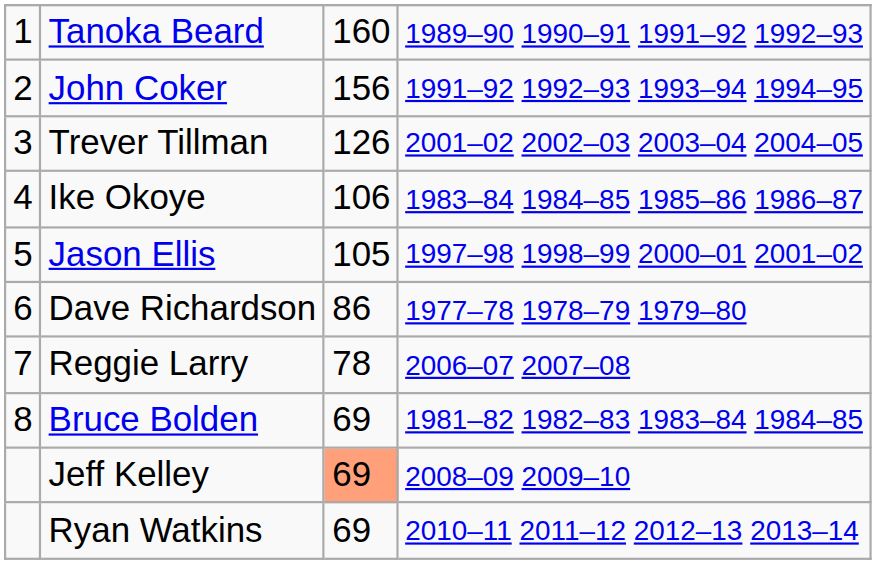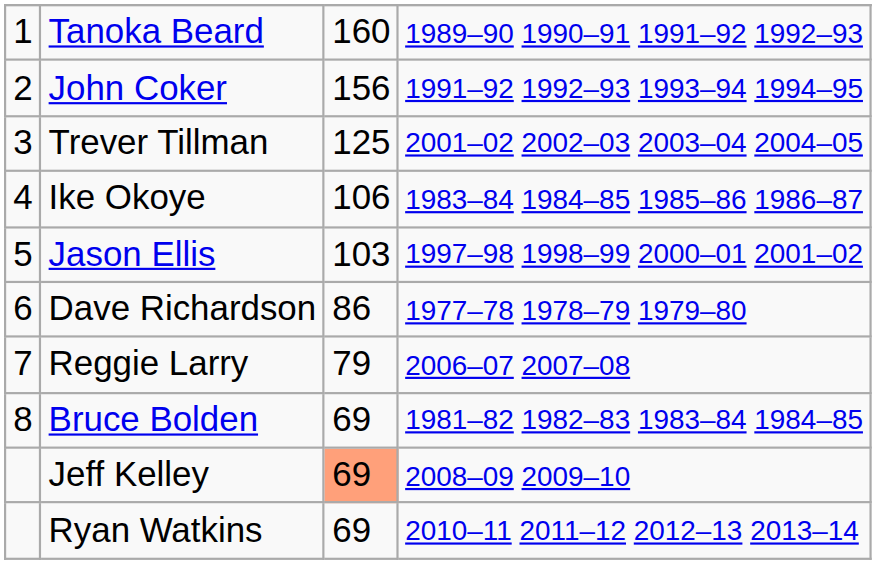(361, 142) 126 -> (361, 142) 125
(361, 253) 105 -> (361, 253) 103
(352, 364) 78 -> (352, 364) 79
